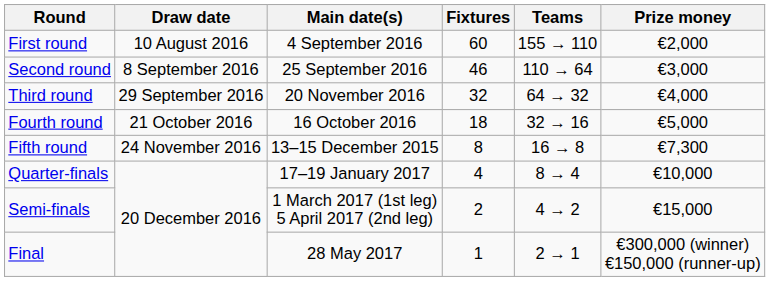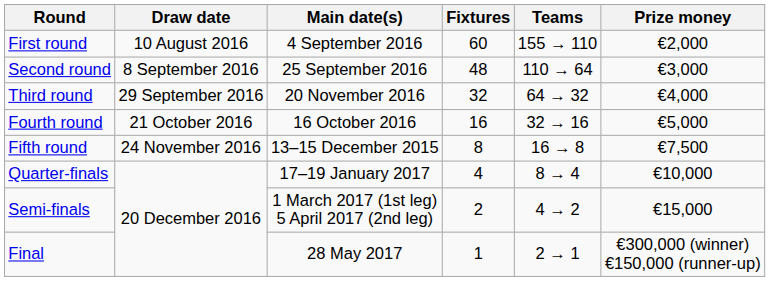(478, 69) 46 -> (478, 69) 48
(478, 122) 18 -> (478, 122) 16
(683, 148) €7,300 -> (683, 148) €7,500
